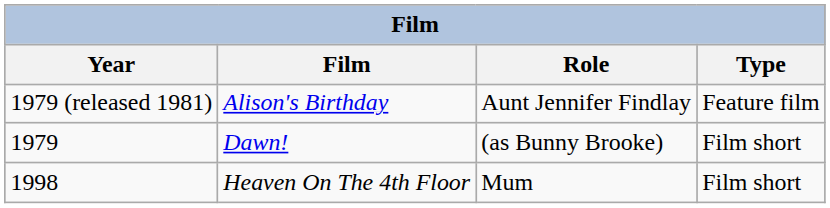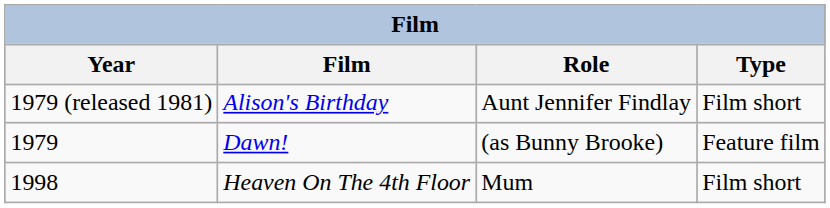(761, 103) Feature film -> (752, 103) Film short
(752, 142) Film short -> (761, 142) Feature film
